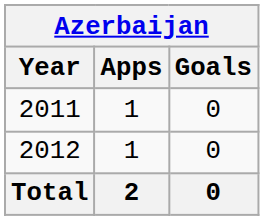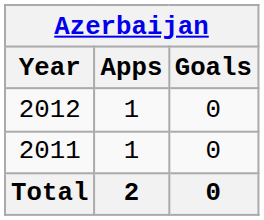rows swapped: (50, 110) <-> (50, 152)
